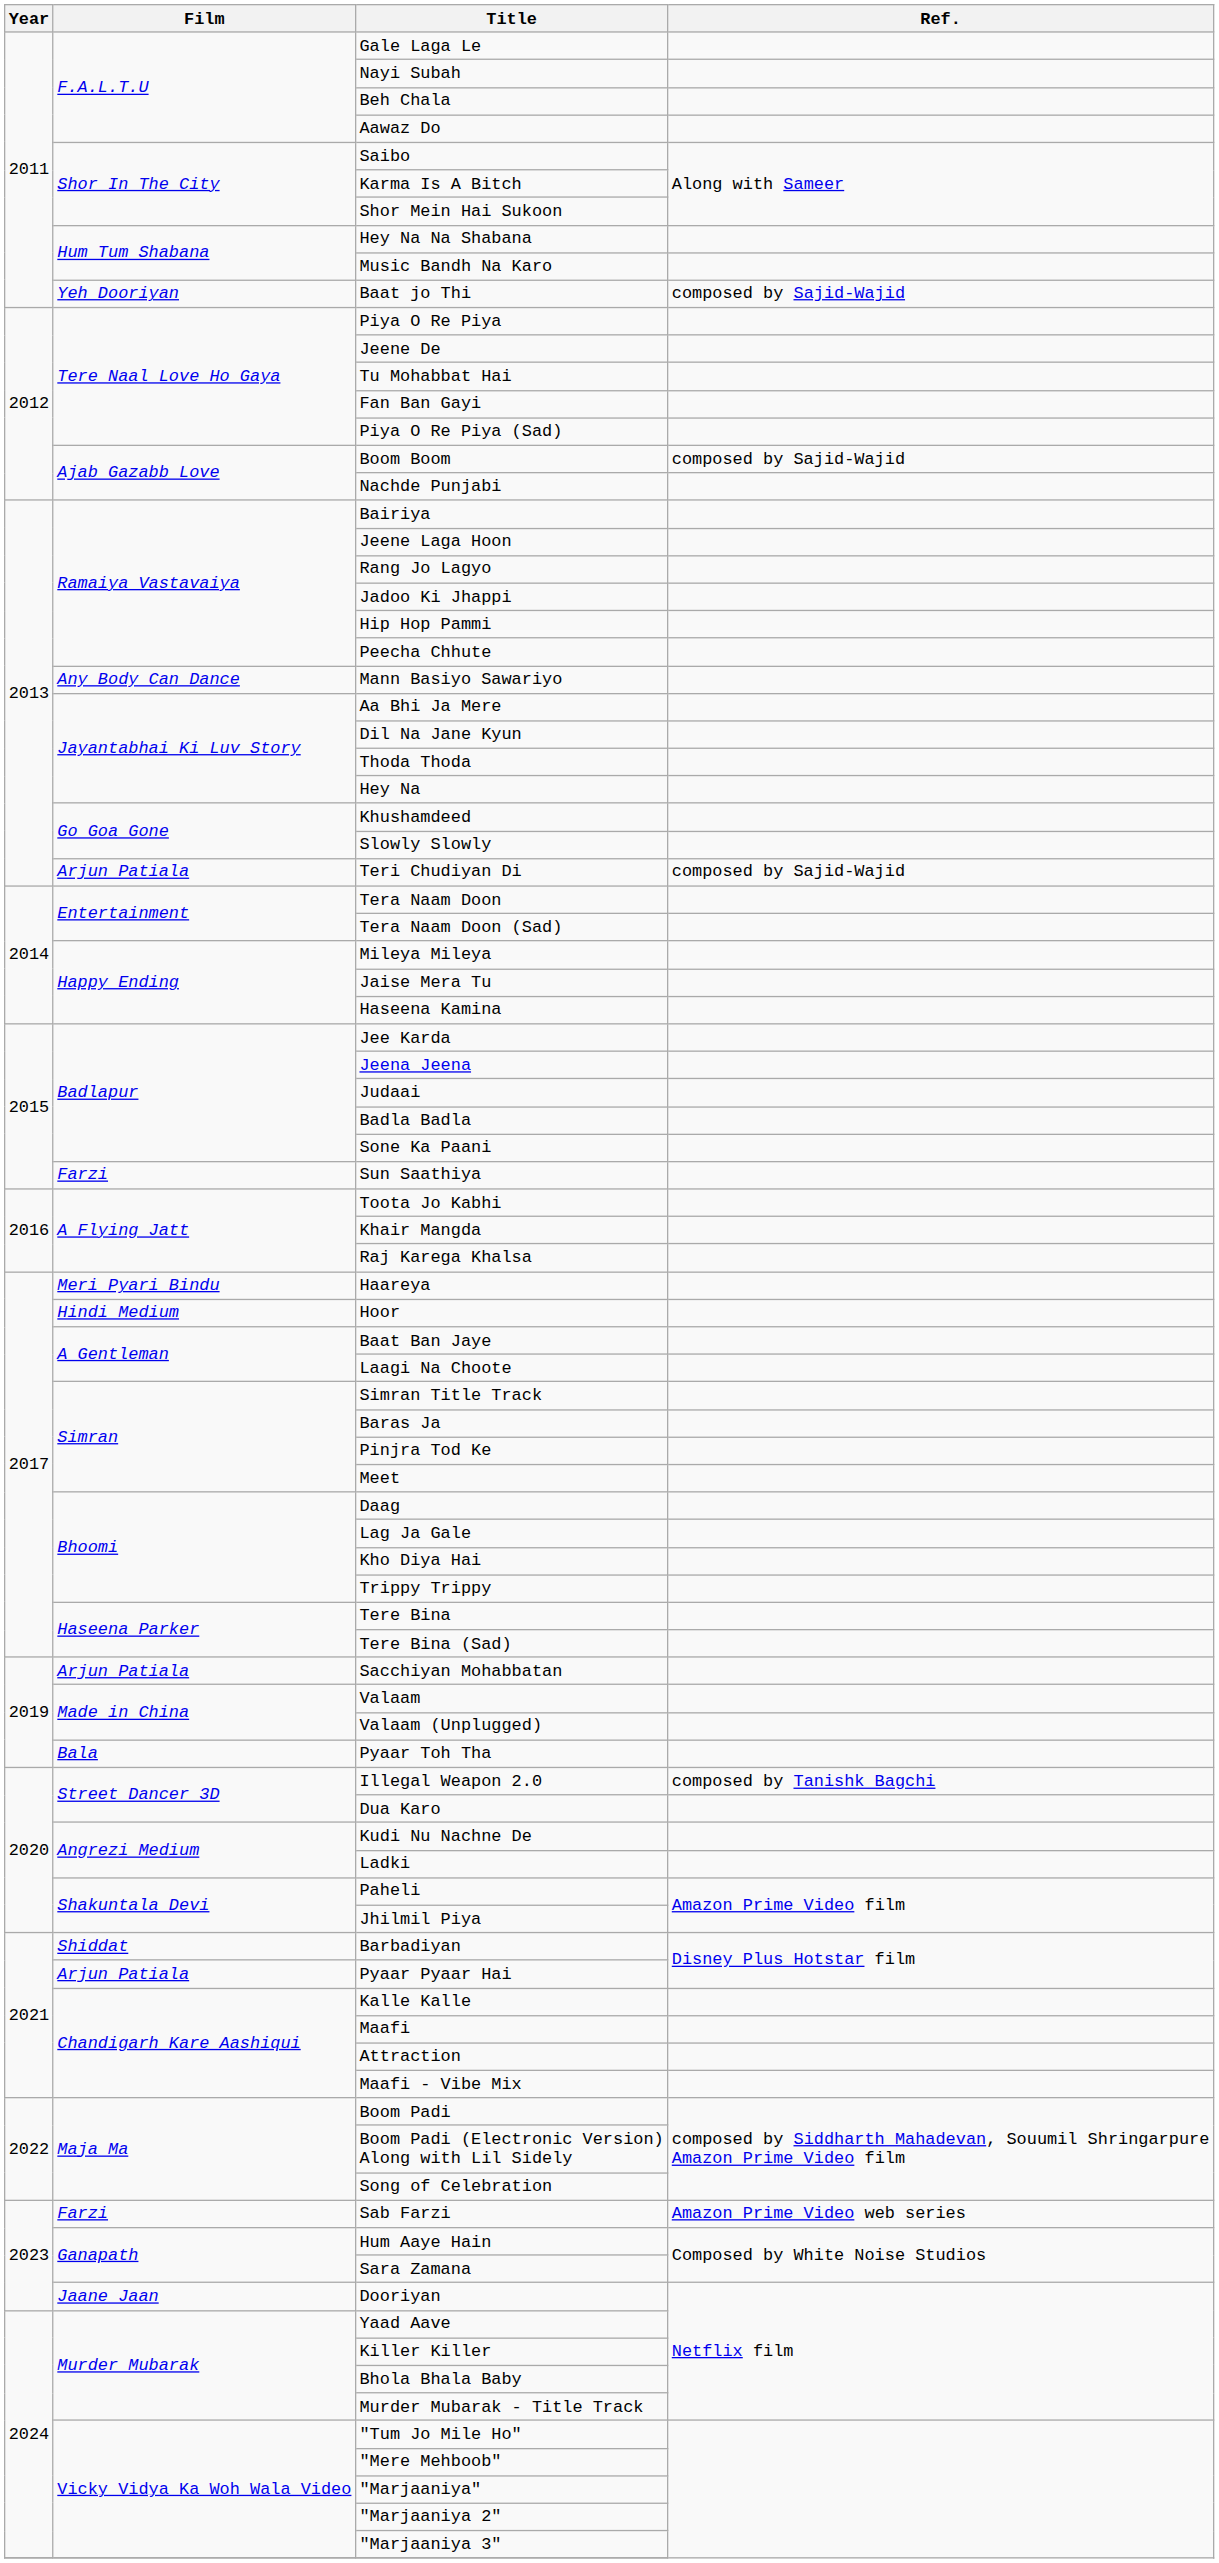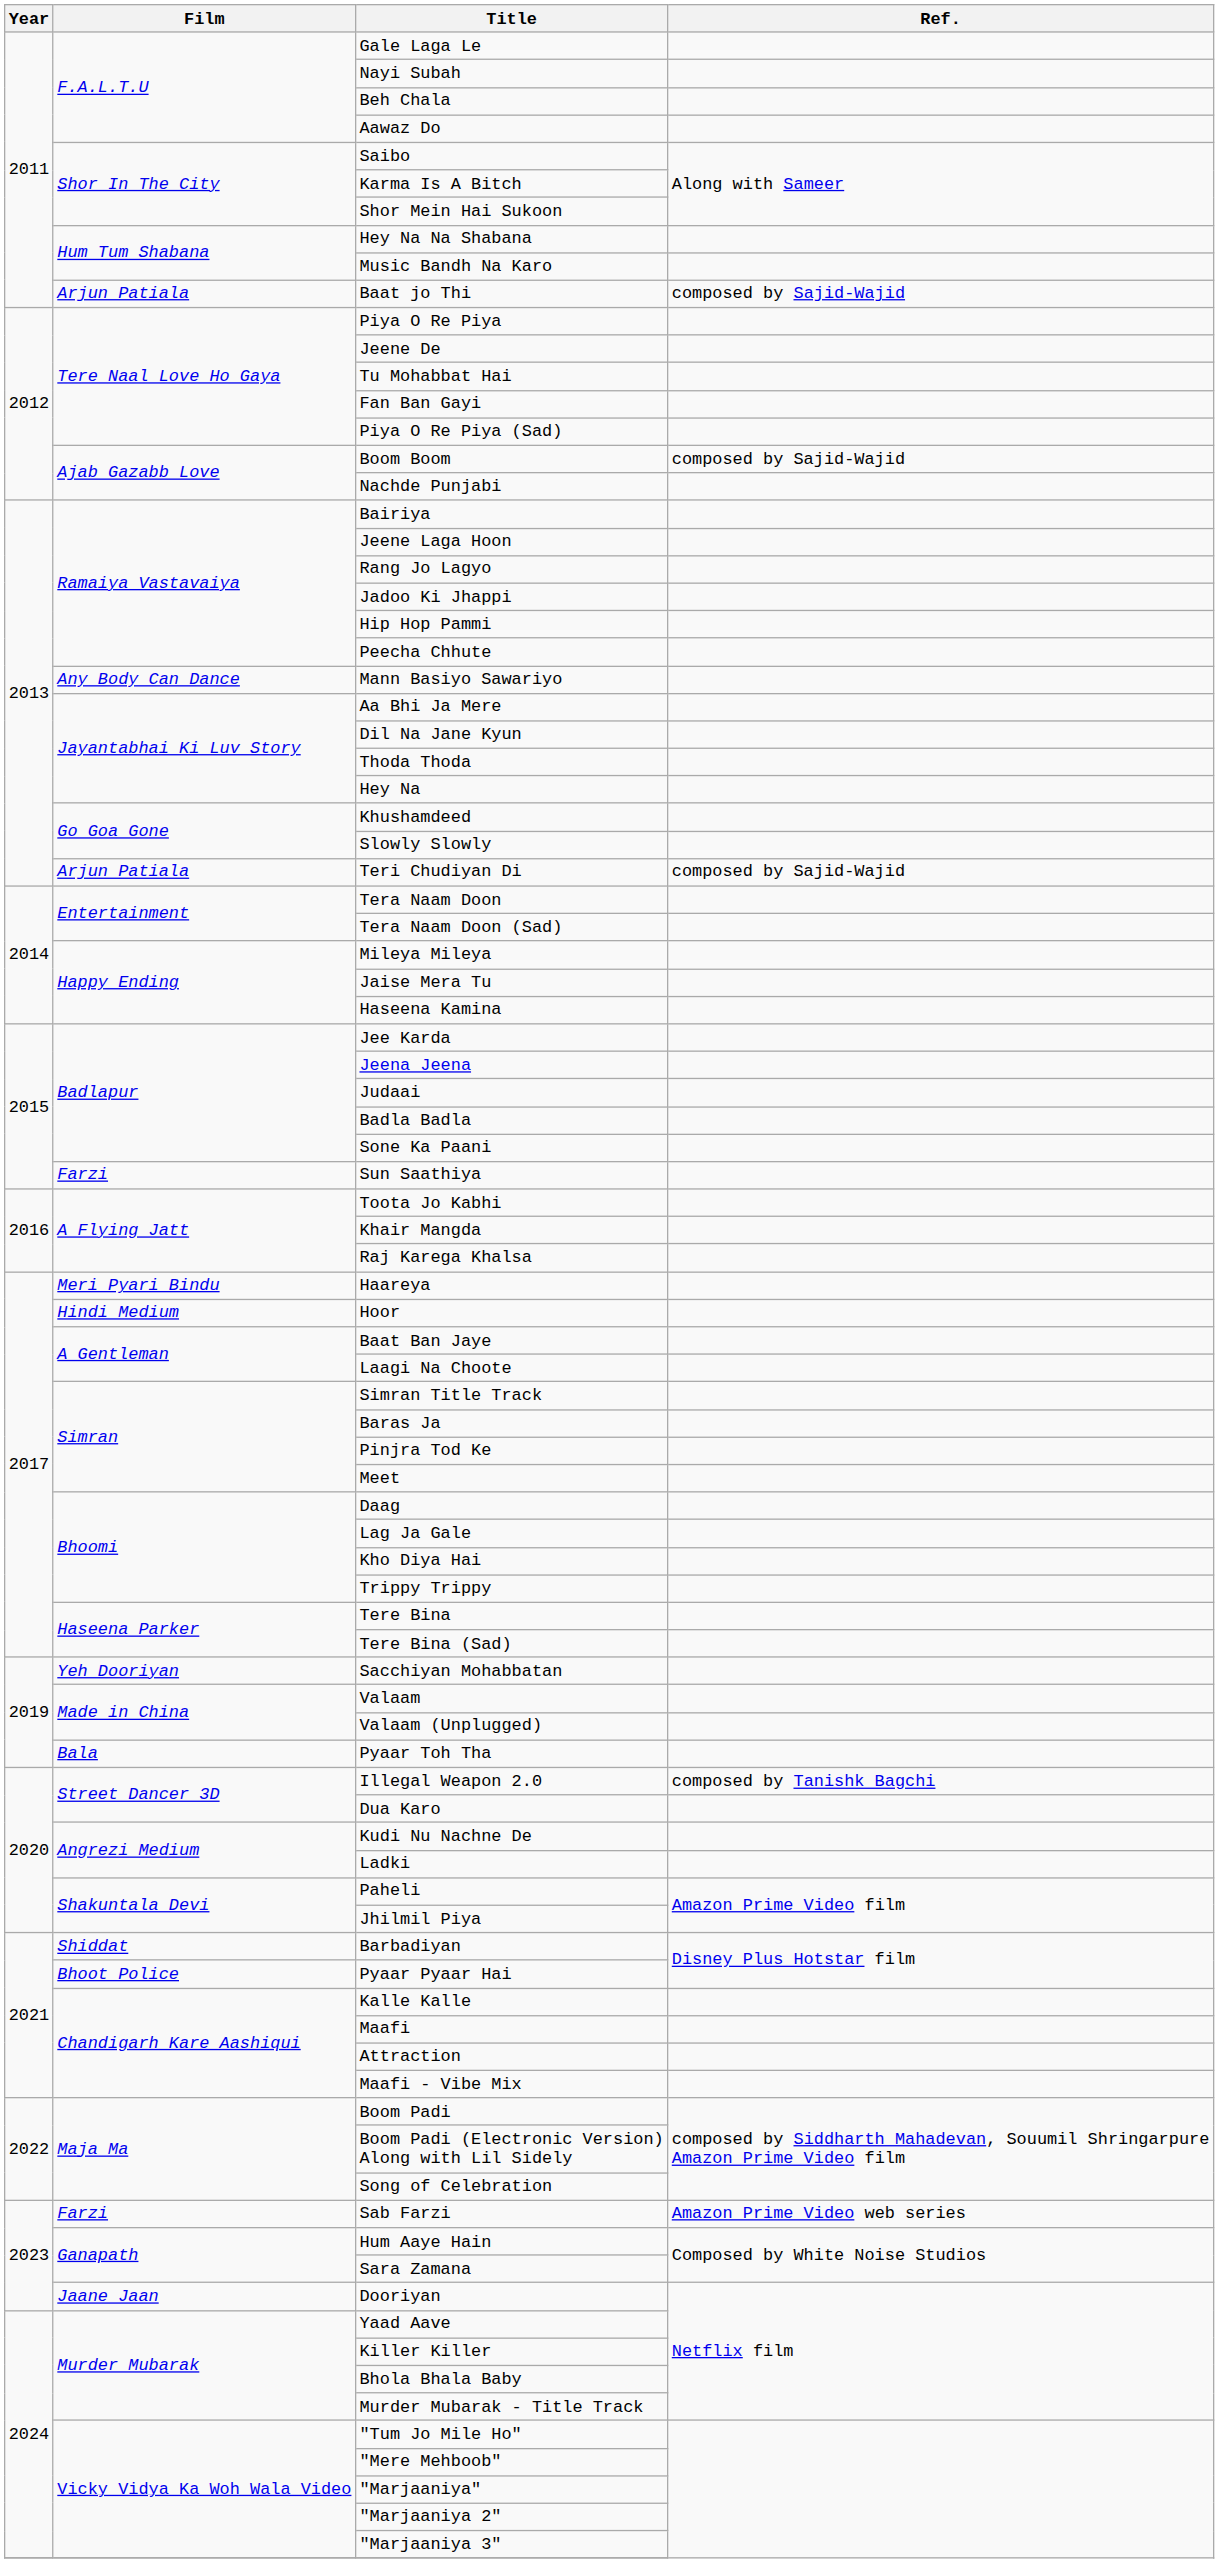(118, 294) Yeh Dooriyan -> (123, 294) Arjun Patiala
(123, 1671) Arjun Patiala -> (118, 1671) Yeh Dooriyan
(123, 1974) Arjun Patiala -> (118, 1974) Bhoot Police
